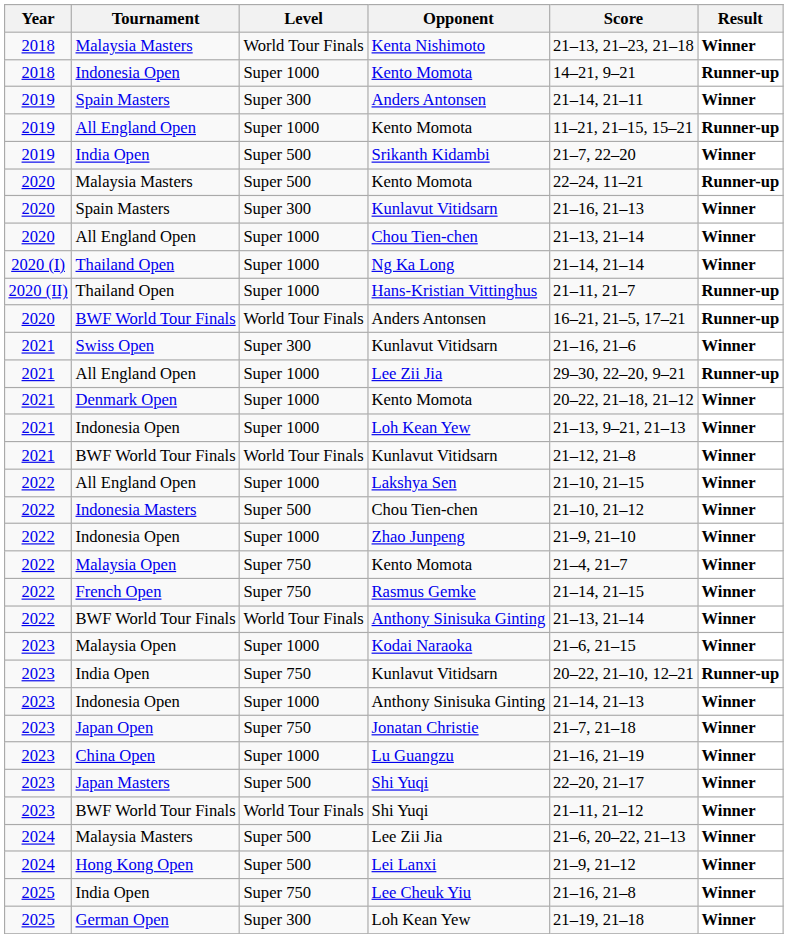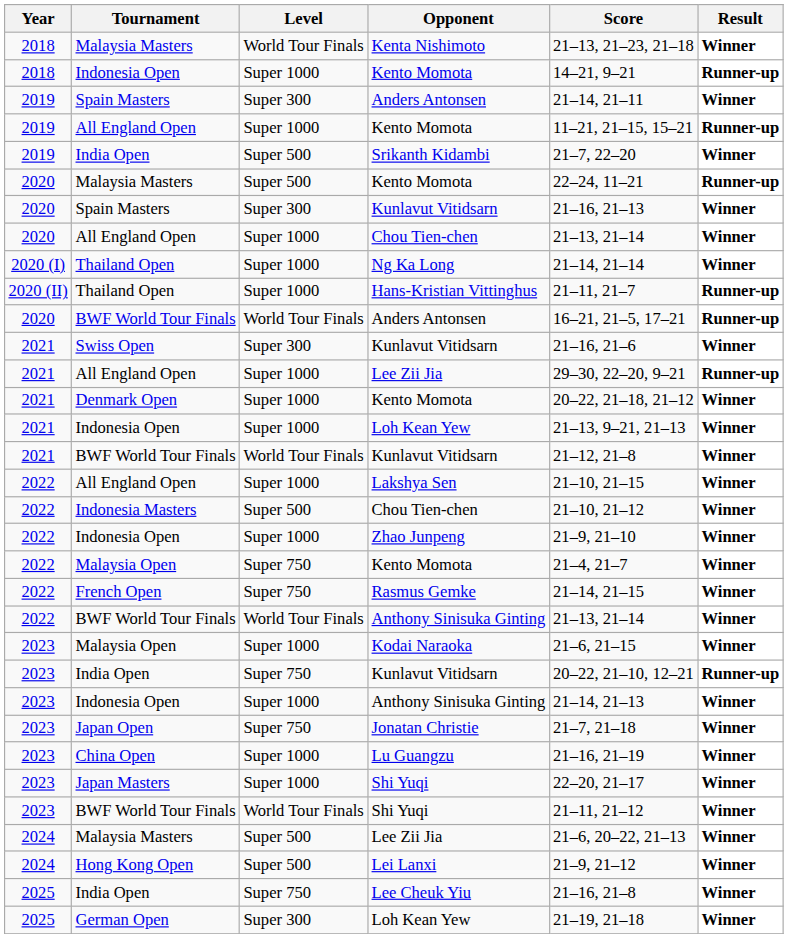(277, 783) Super 500 -> (281, 783) Super 1000
